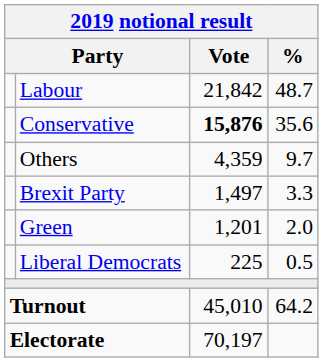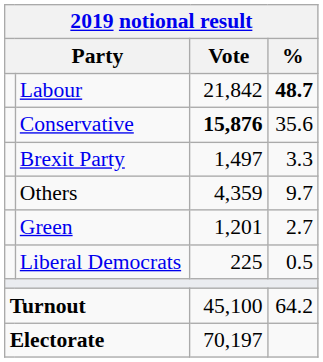(294, 90) normal -> (294, 90) bold
rows swapped: (49, 158) <-> (72, 192)
(300, 227) 2.0 -> (300, 227) 2.7
(233, 305) 45,010 -> (233, 305) 45,100
